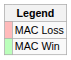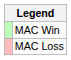rows swapped: (37, 47) <-> (39, 30)
